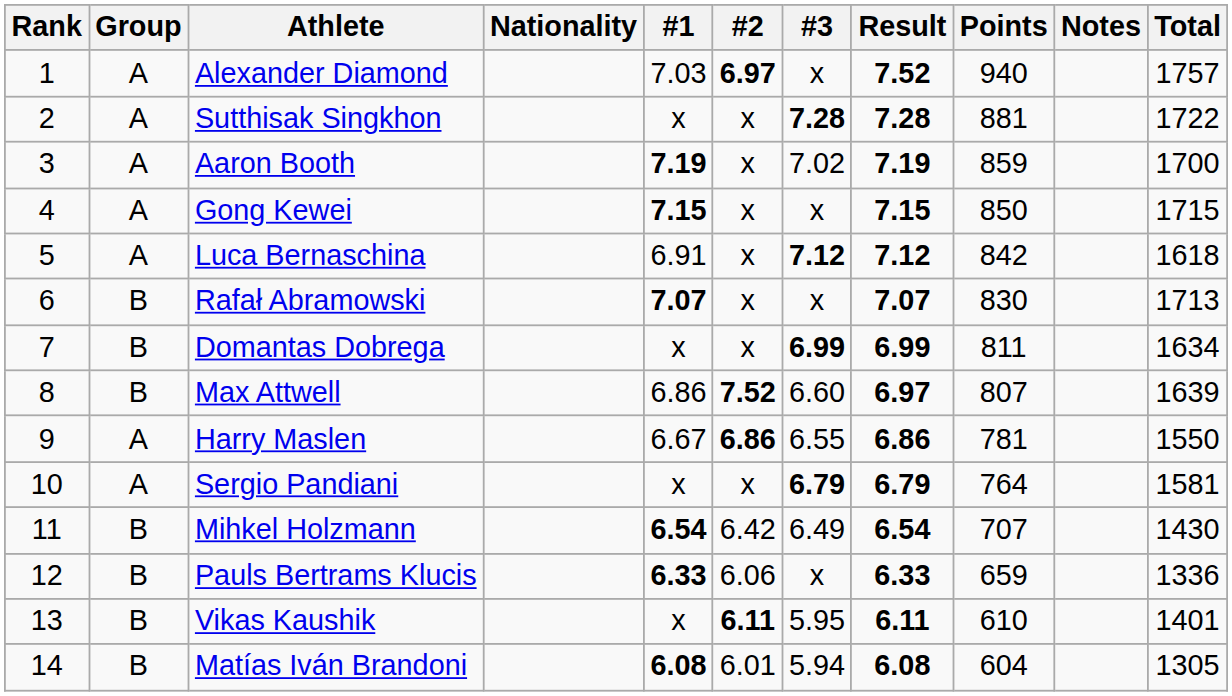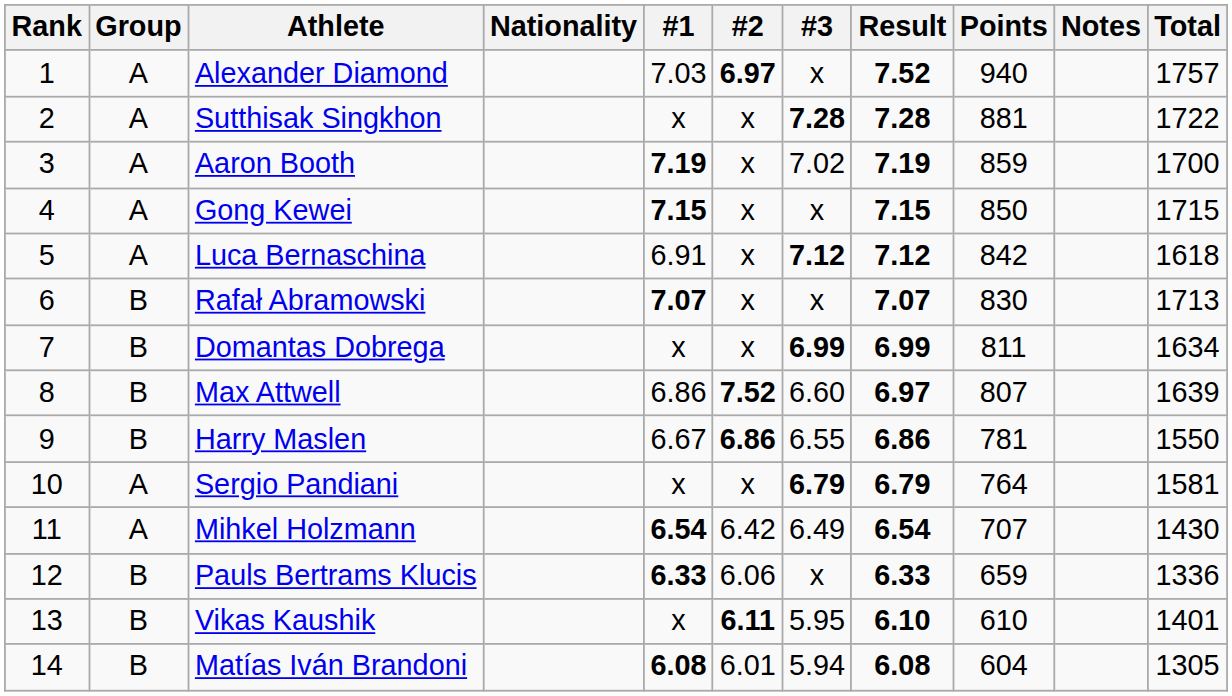(138, 438) A -> (138, 438) B
(138, 529) B -> (138, 529) A
(902, 621) 6.11 -> (902, 621) 6.10
